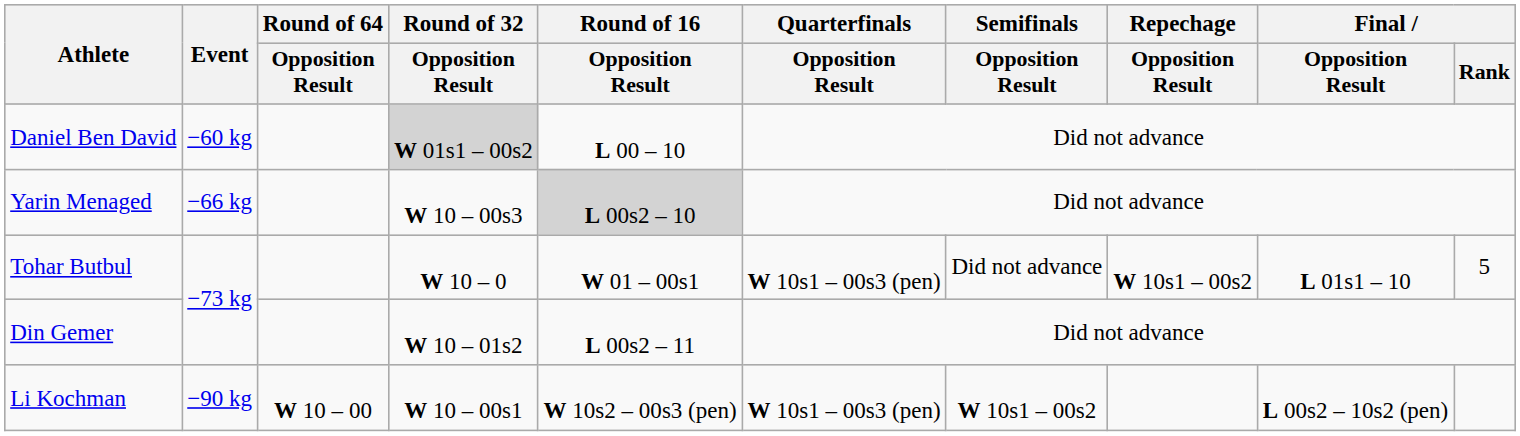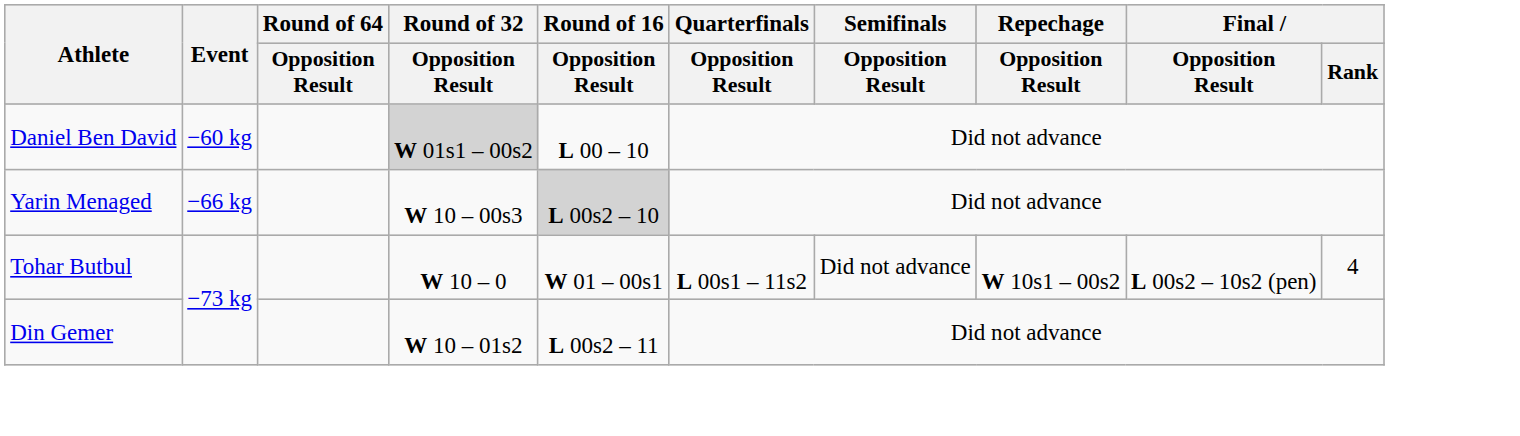(844, 281) W 10s1 – 00s3 (pen) -> (742, 281) L 00s1 – 11s2
(1356, 281) L 01s1 – 10 -> (1224, 281) L 00s2 – 10s2 (pen)
(1484, 267) 5 -> (1353, 267) 4
- row: (68, 397)
